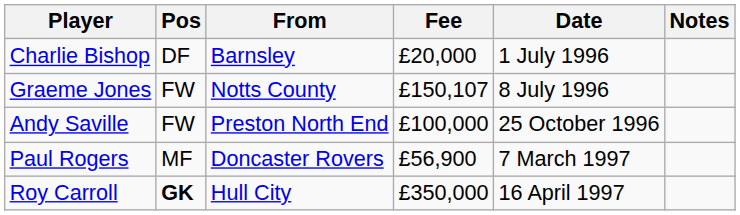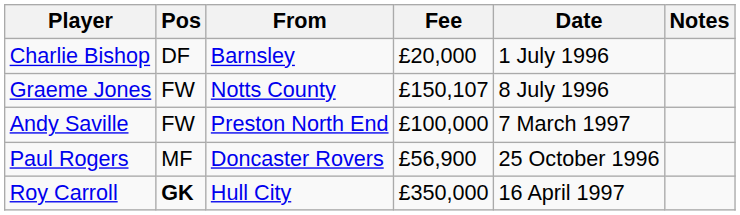(579, 124) 25 October 1996 -> (565, 124) 7 March 1997
(565, 158) 7 March 1997 -> (579, 158) 25 October 1996
